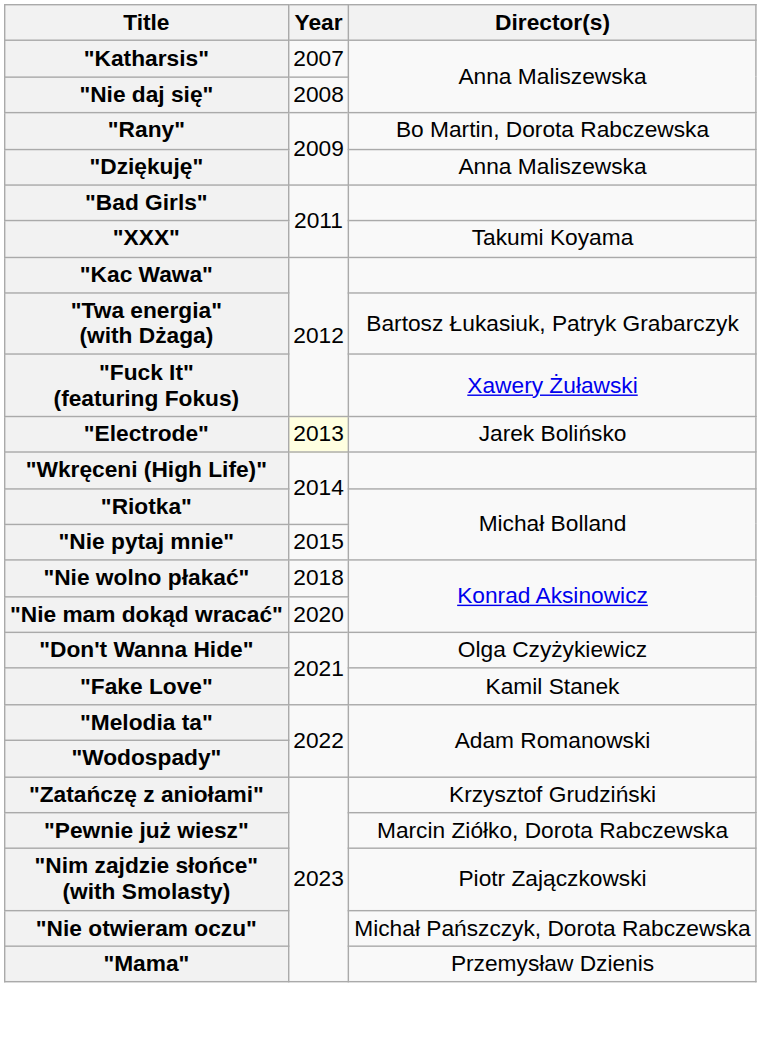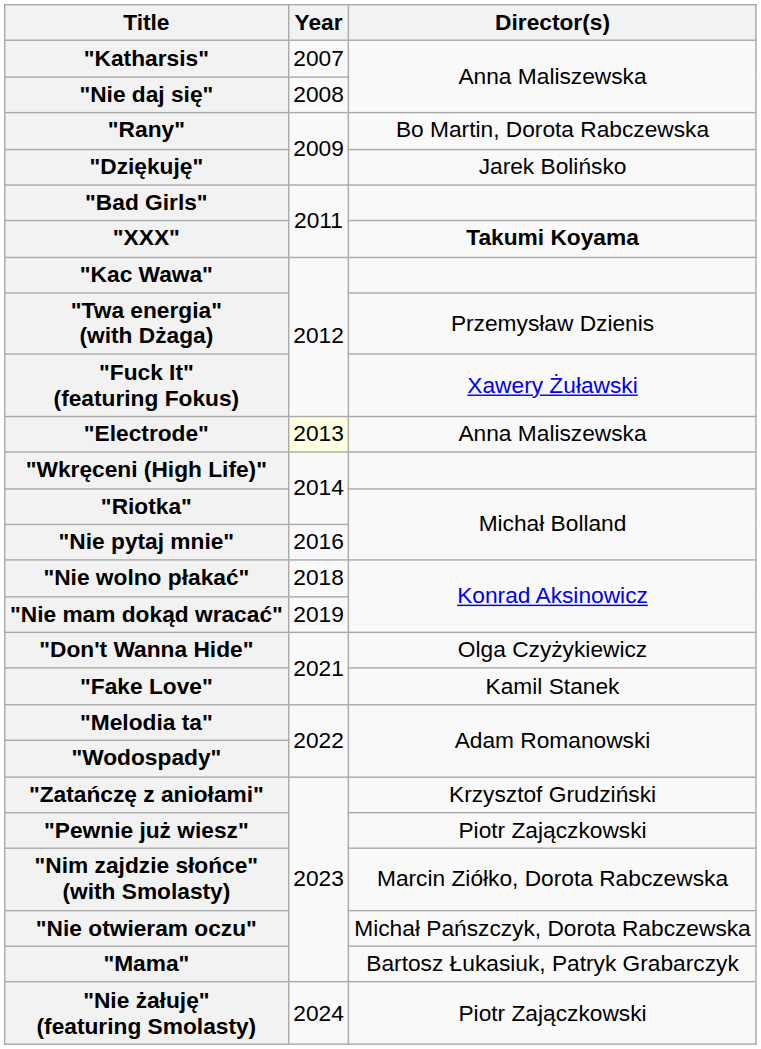(553, 166) Anna Maliszewska -> (553, 166) Jarek Bolińsko
(553, 238) normal -> (553, 238) bold
(553, 323) Bartosz Łukasiuk, Patryk Grabarczyk -> (553, 323) Przemysław Dzienis
(553, 433) Jarek Bolińsko -> (553, 433) Anna Maliszewska
(319, 542) 2015 -> (319, 542) 2016
(319, 614) 2020 -> (319, 614) 2019
(553, 830) Marcin Ziółko, Dorota Rabczewska -> (553, 830) Piotr Zajączkowski
(553, 879) Piotr Zajączkowski -> (553, 879) Marcin Ziółko, Dorota Rabczewska
(553, 963) Przemysław Dzienis -> (553, 963) Bartosz Łukasiuk, Patryk Grabarczyk
+ row: (146, 1012)
